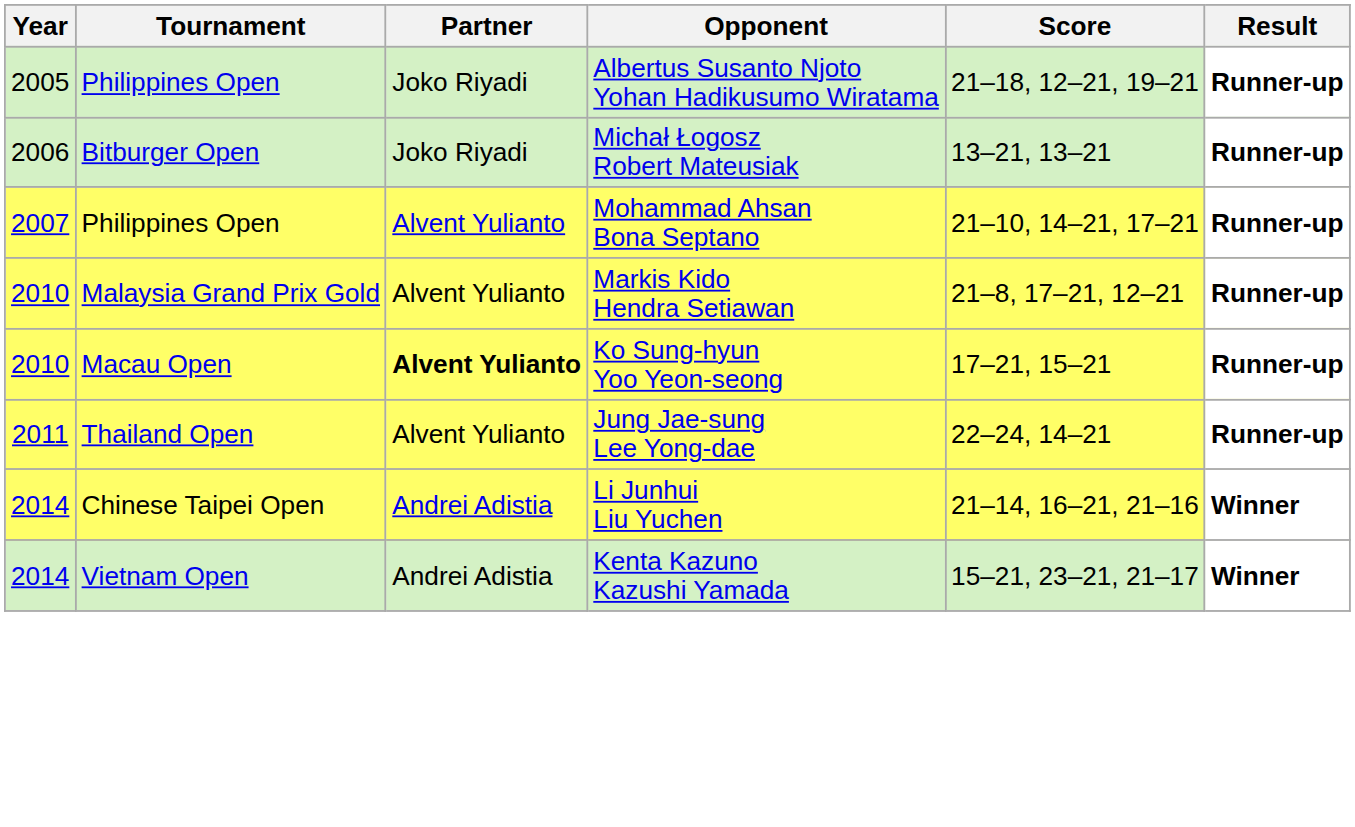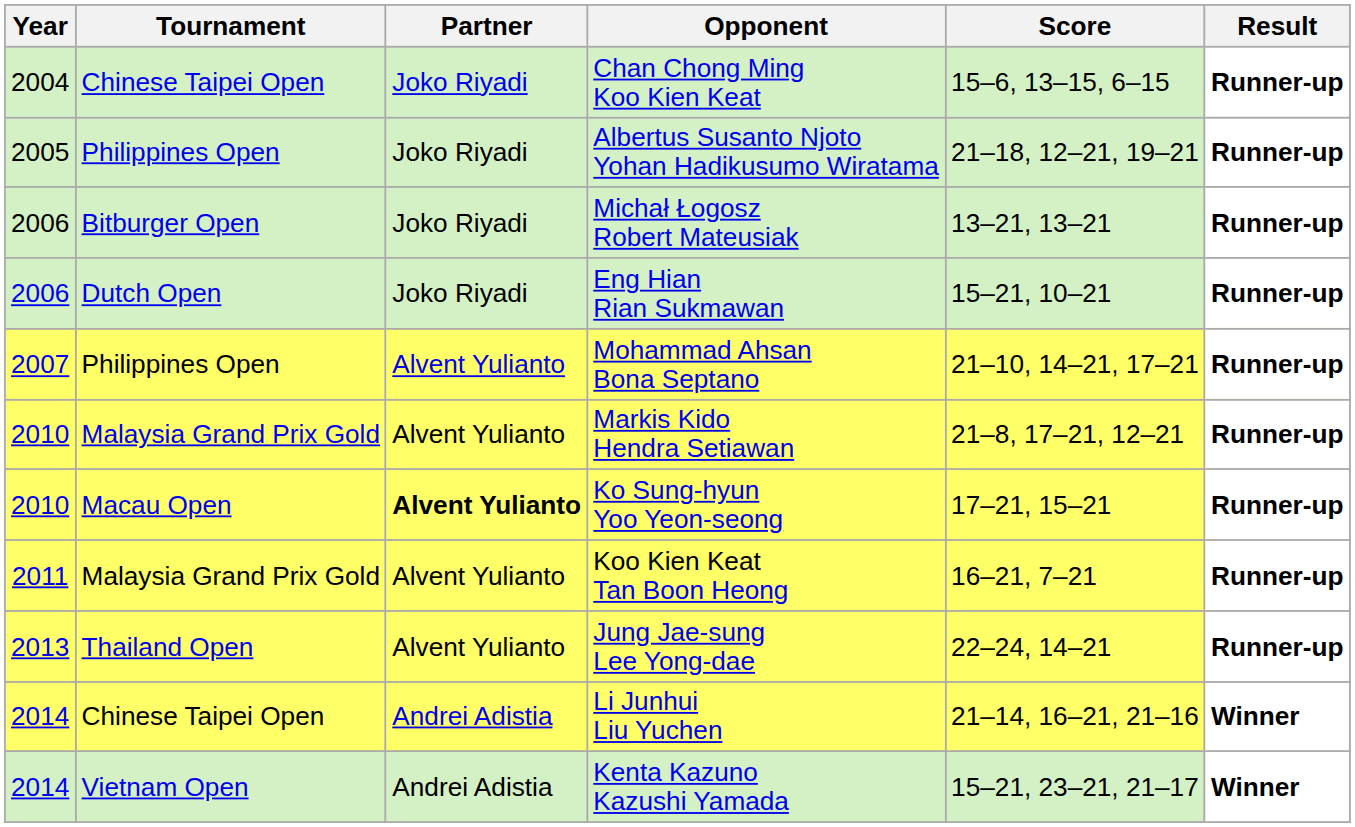+ row: (699, 82)
+ row: (689, 294)
+ row: (691, 576)
(40, 435) 2011 -> (40, 646) 2013
